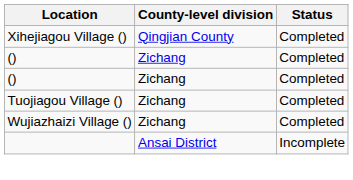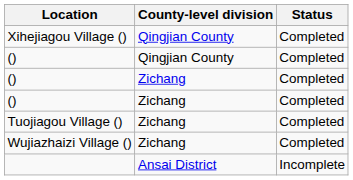+ row: (12, 57)
